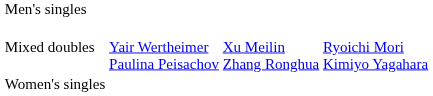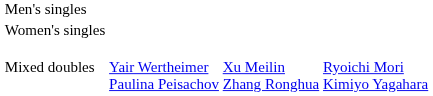rows swapped: (55, 84) <-> (50, 46)
